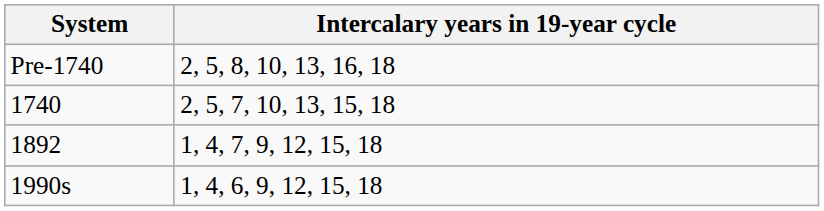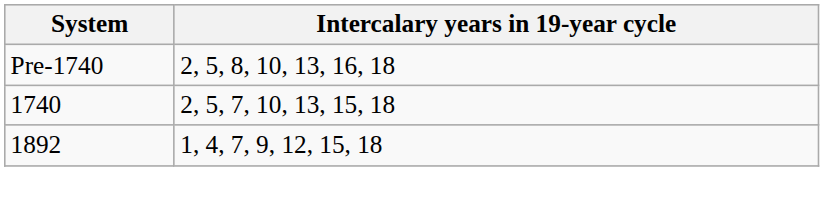- row: (41, 184)
